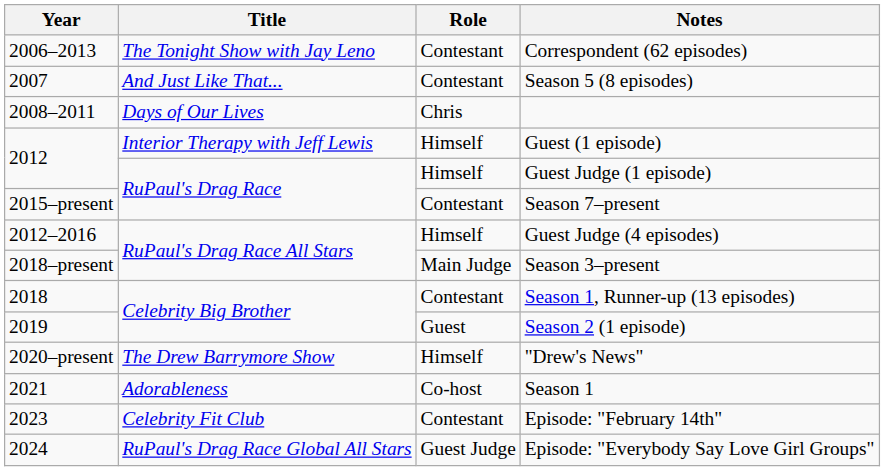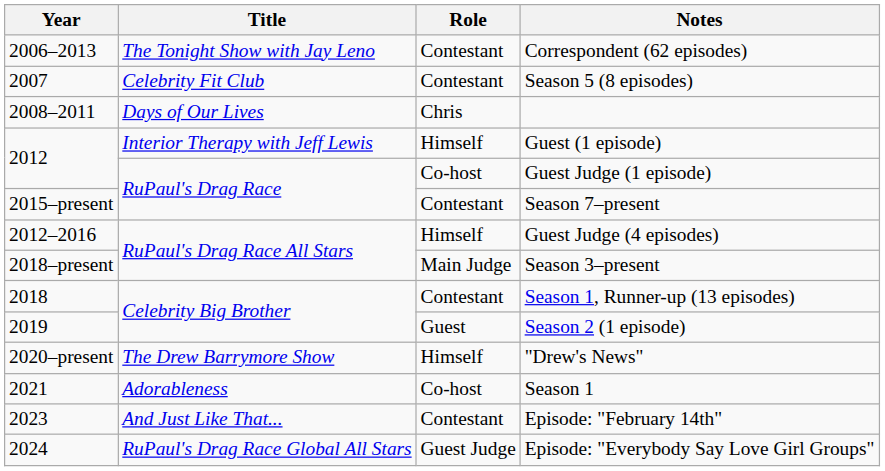(202, 81) And Just Like That... -> (193, 81) Celebrity Fit Club
(452, 173) Himself -> (451, 173) Co-host
(193, 419) Celebrity Fit Club -> (202, 419) And Just Like That...
